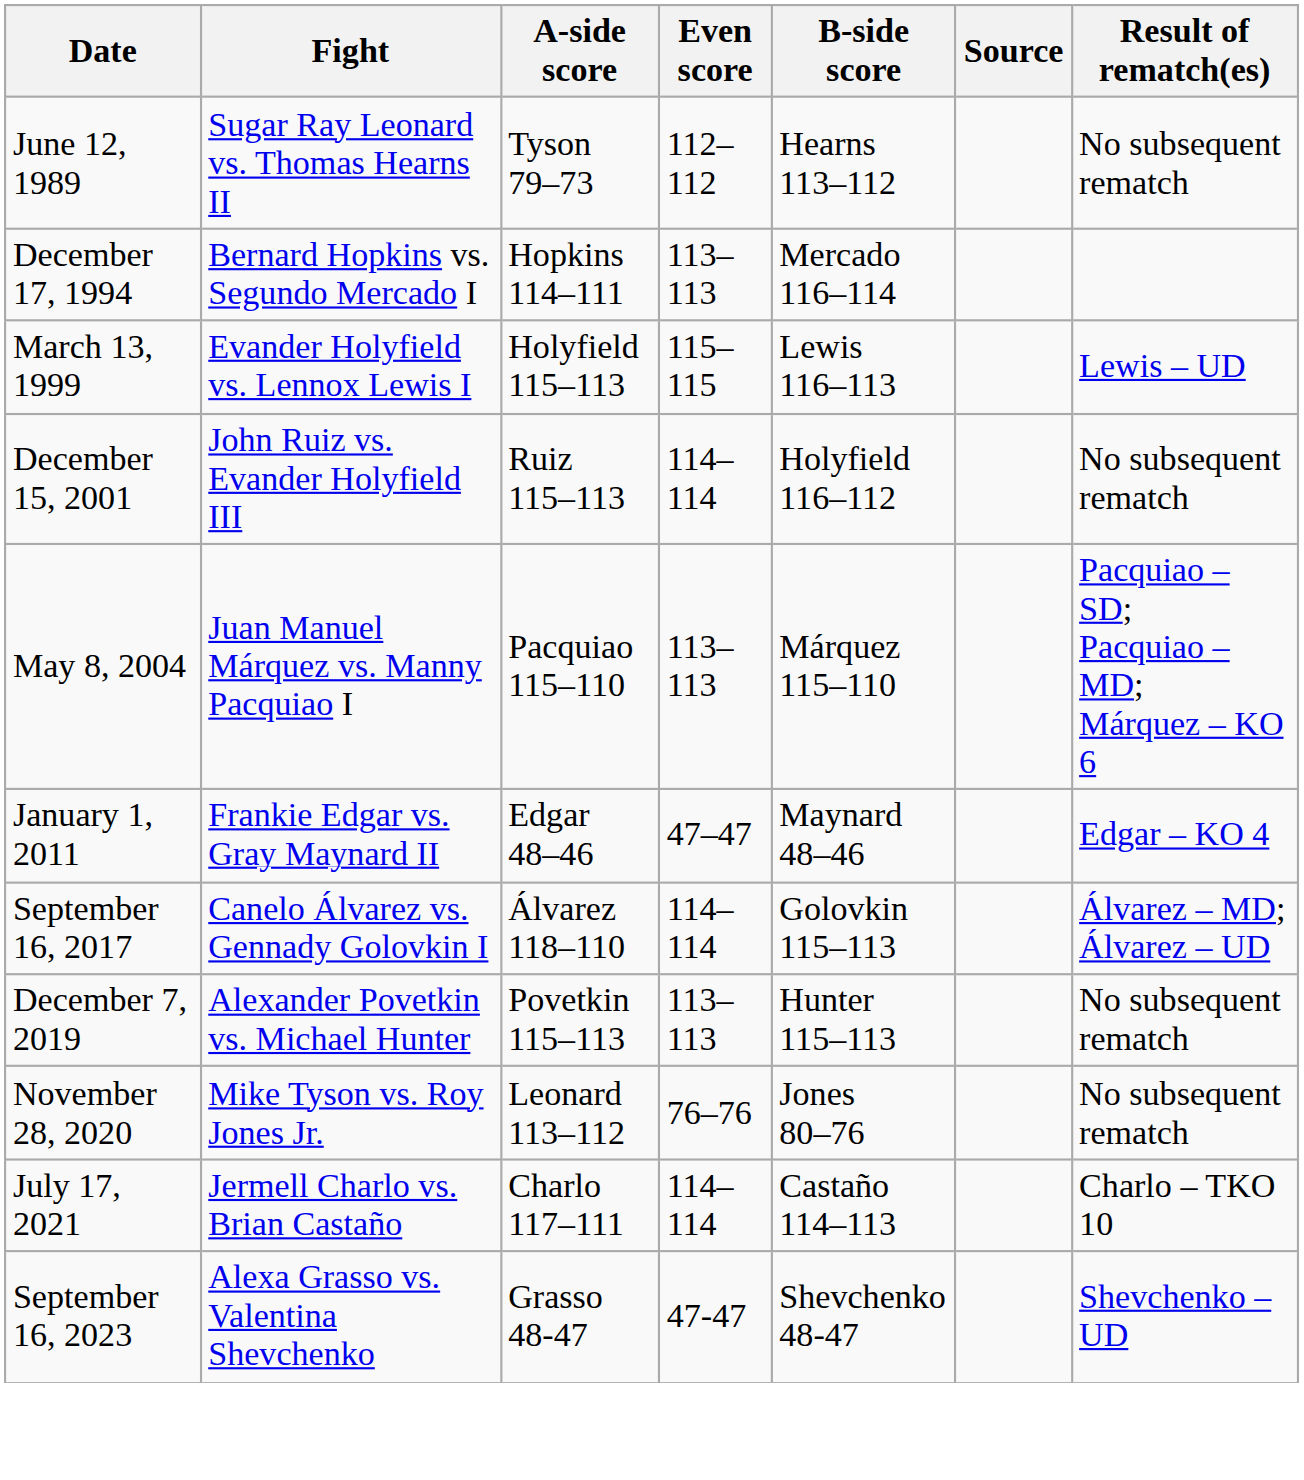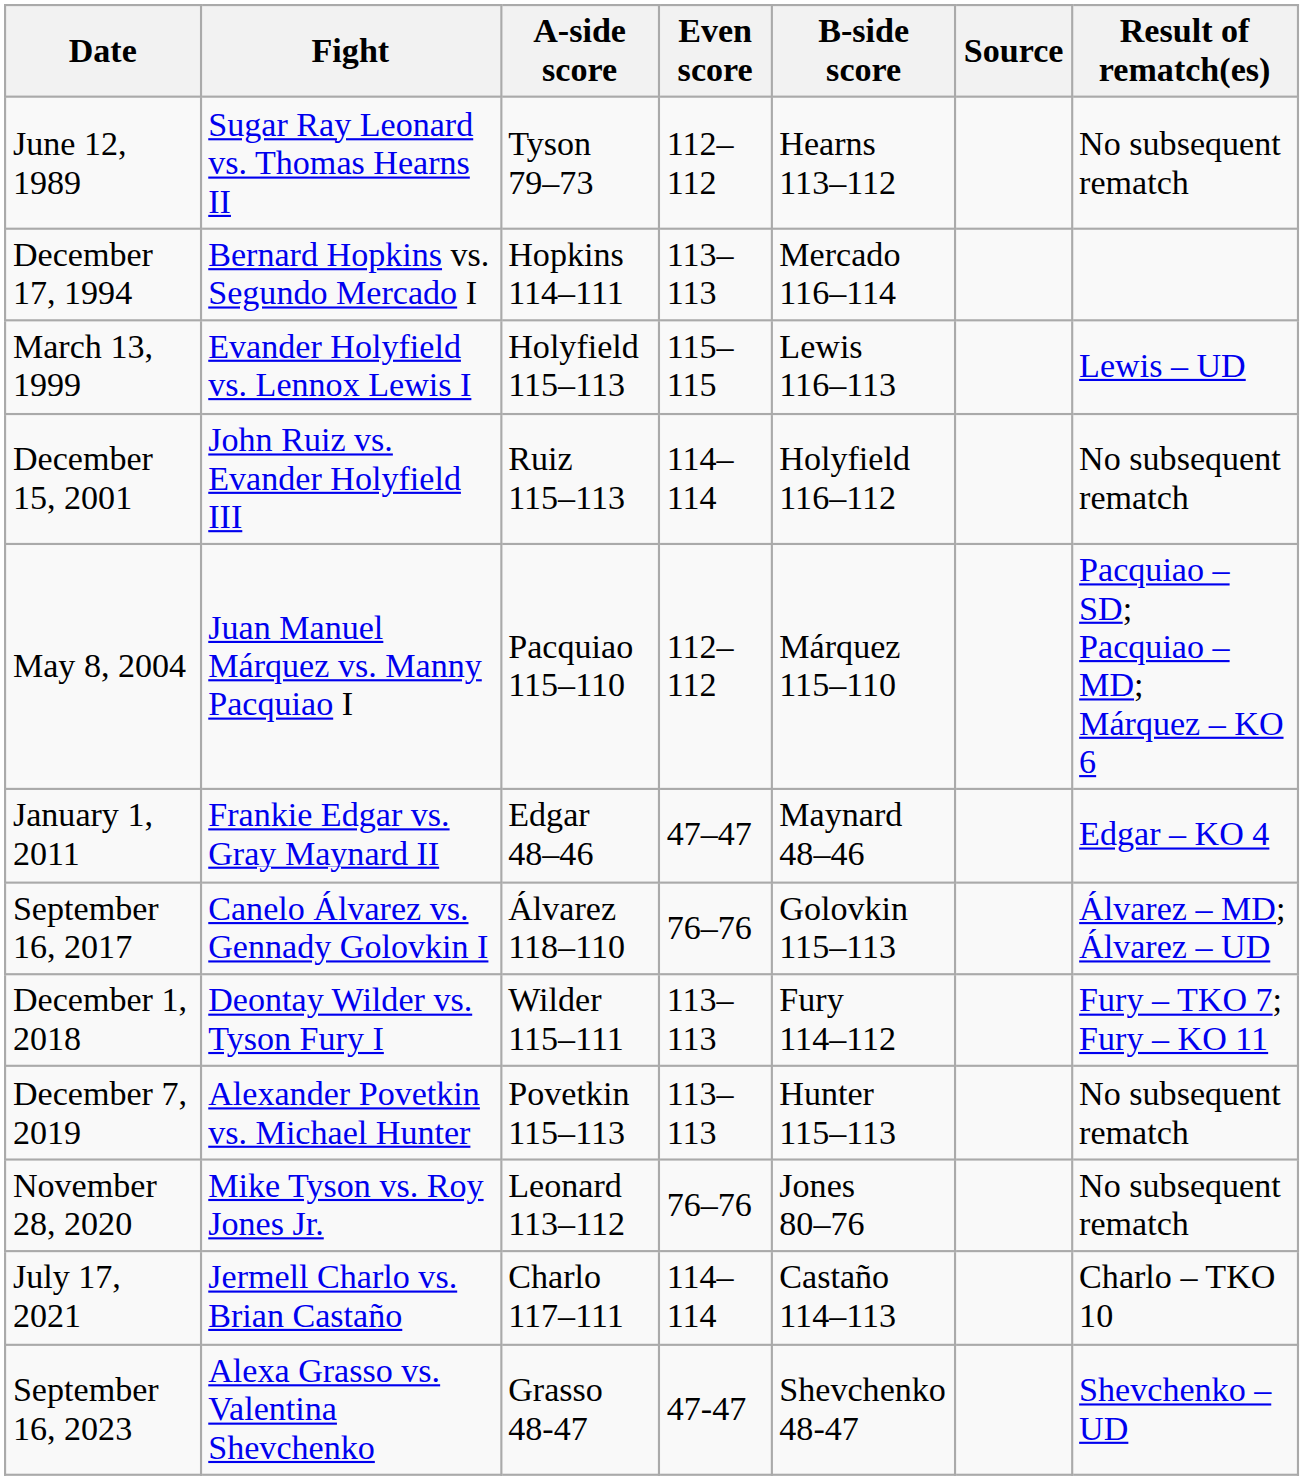(700, 665) 113–113 -> (700, 665) 112–112
(700, 927) 114–114 -> (709, 927) 76–76
+ row: (100, 1019)
